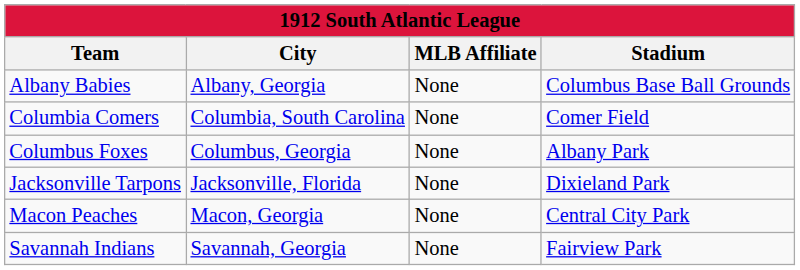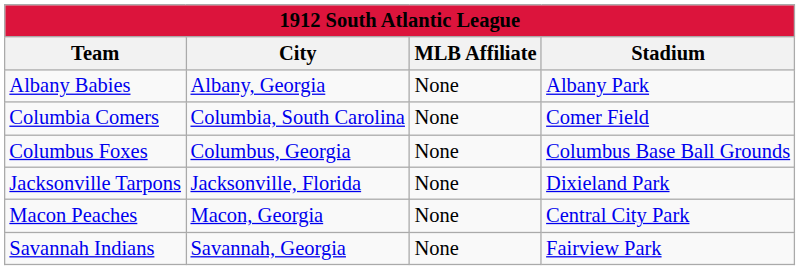(668, 85) Columbus Base Ball Grounds -> (598, 85) Albany Park
(598, 150) Albany Park -> (668, 150) Columbus Base Ball Grounds
